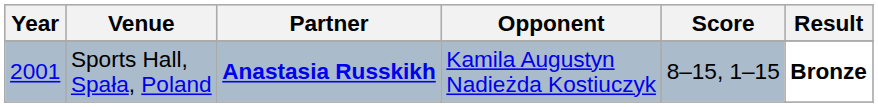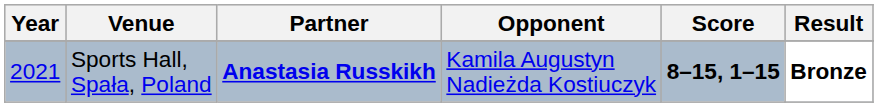(35, 71) 2001 -> (35, 71) 2021
(723, 71) normal -> (723, 71) bold
